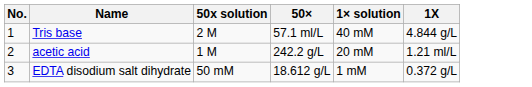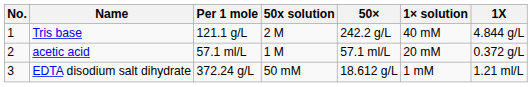+ column: (227, 14)
(298, 33) 57.1 ml/L -> (366, 33) 242.2 g/L
(299, 52) 242.2 g/L -> (365, 52) 57.1 ml/L
(431, 52) 1.21 ml/L -> (499, 52) 0.372 g/L
(432, 71) 0.372 g/L -> (498, 71) 1.21 ml/L
